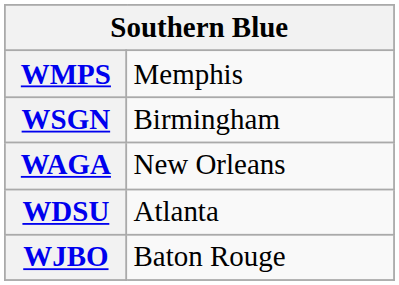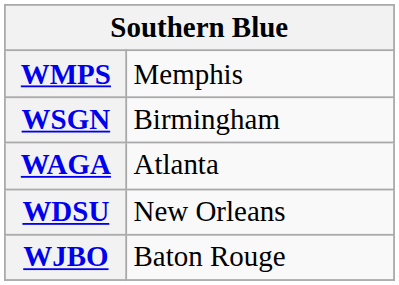(210, 165) New Orleans -> (176, 165) Atlanta
(176, 211) Atlanta -> (210, 211) New Orleans
